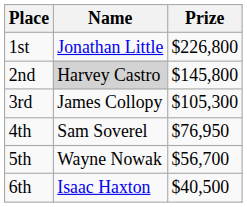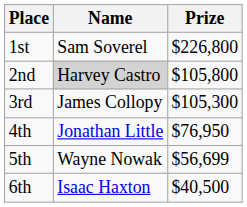(110, 46) Jonathan Little -> (102, 46) Sam Soverel
(205, 74) $145,800 -> (205, 74) $105,800
(102, 131) Sam Soverel -> (110, 131) Jonathan Little
(200, 159) $56,700 -> (200, 159) $56,699
